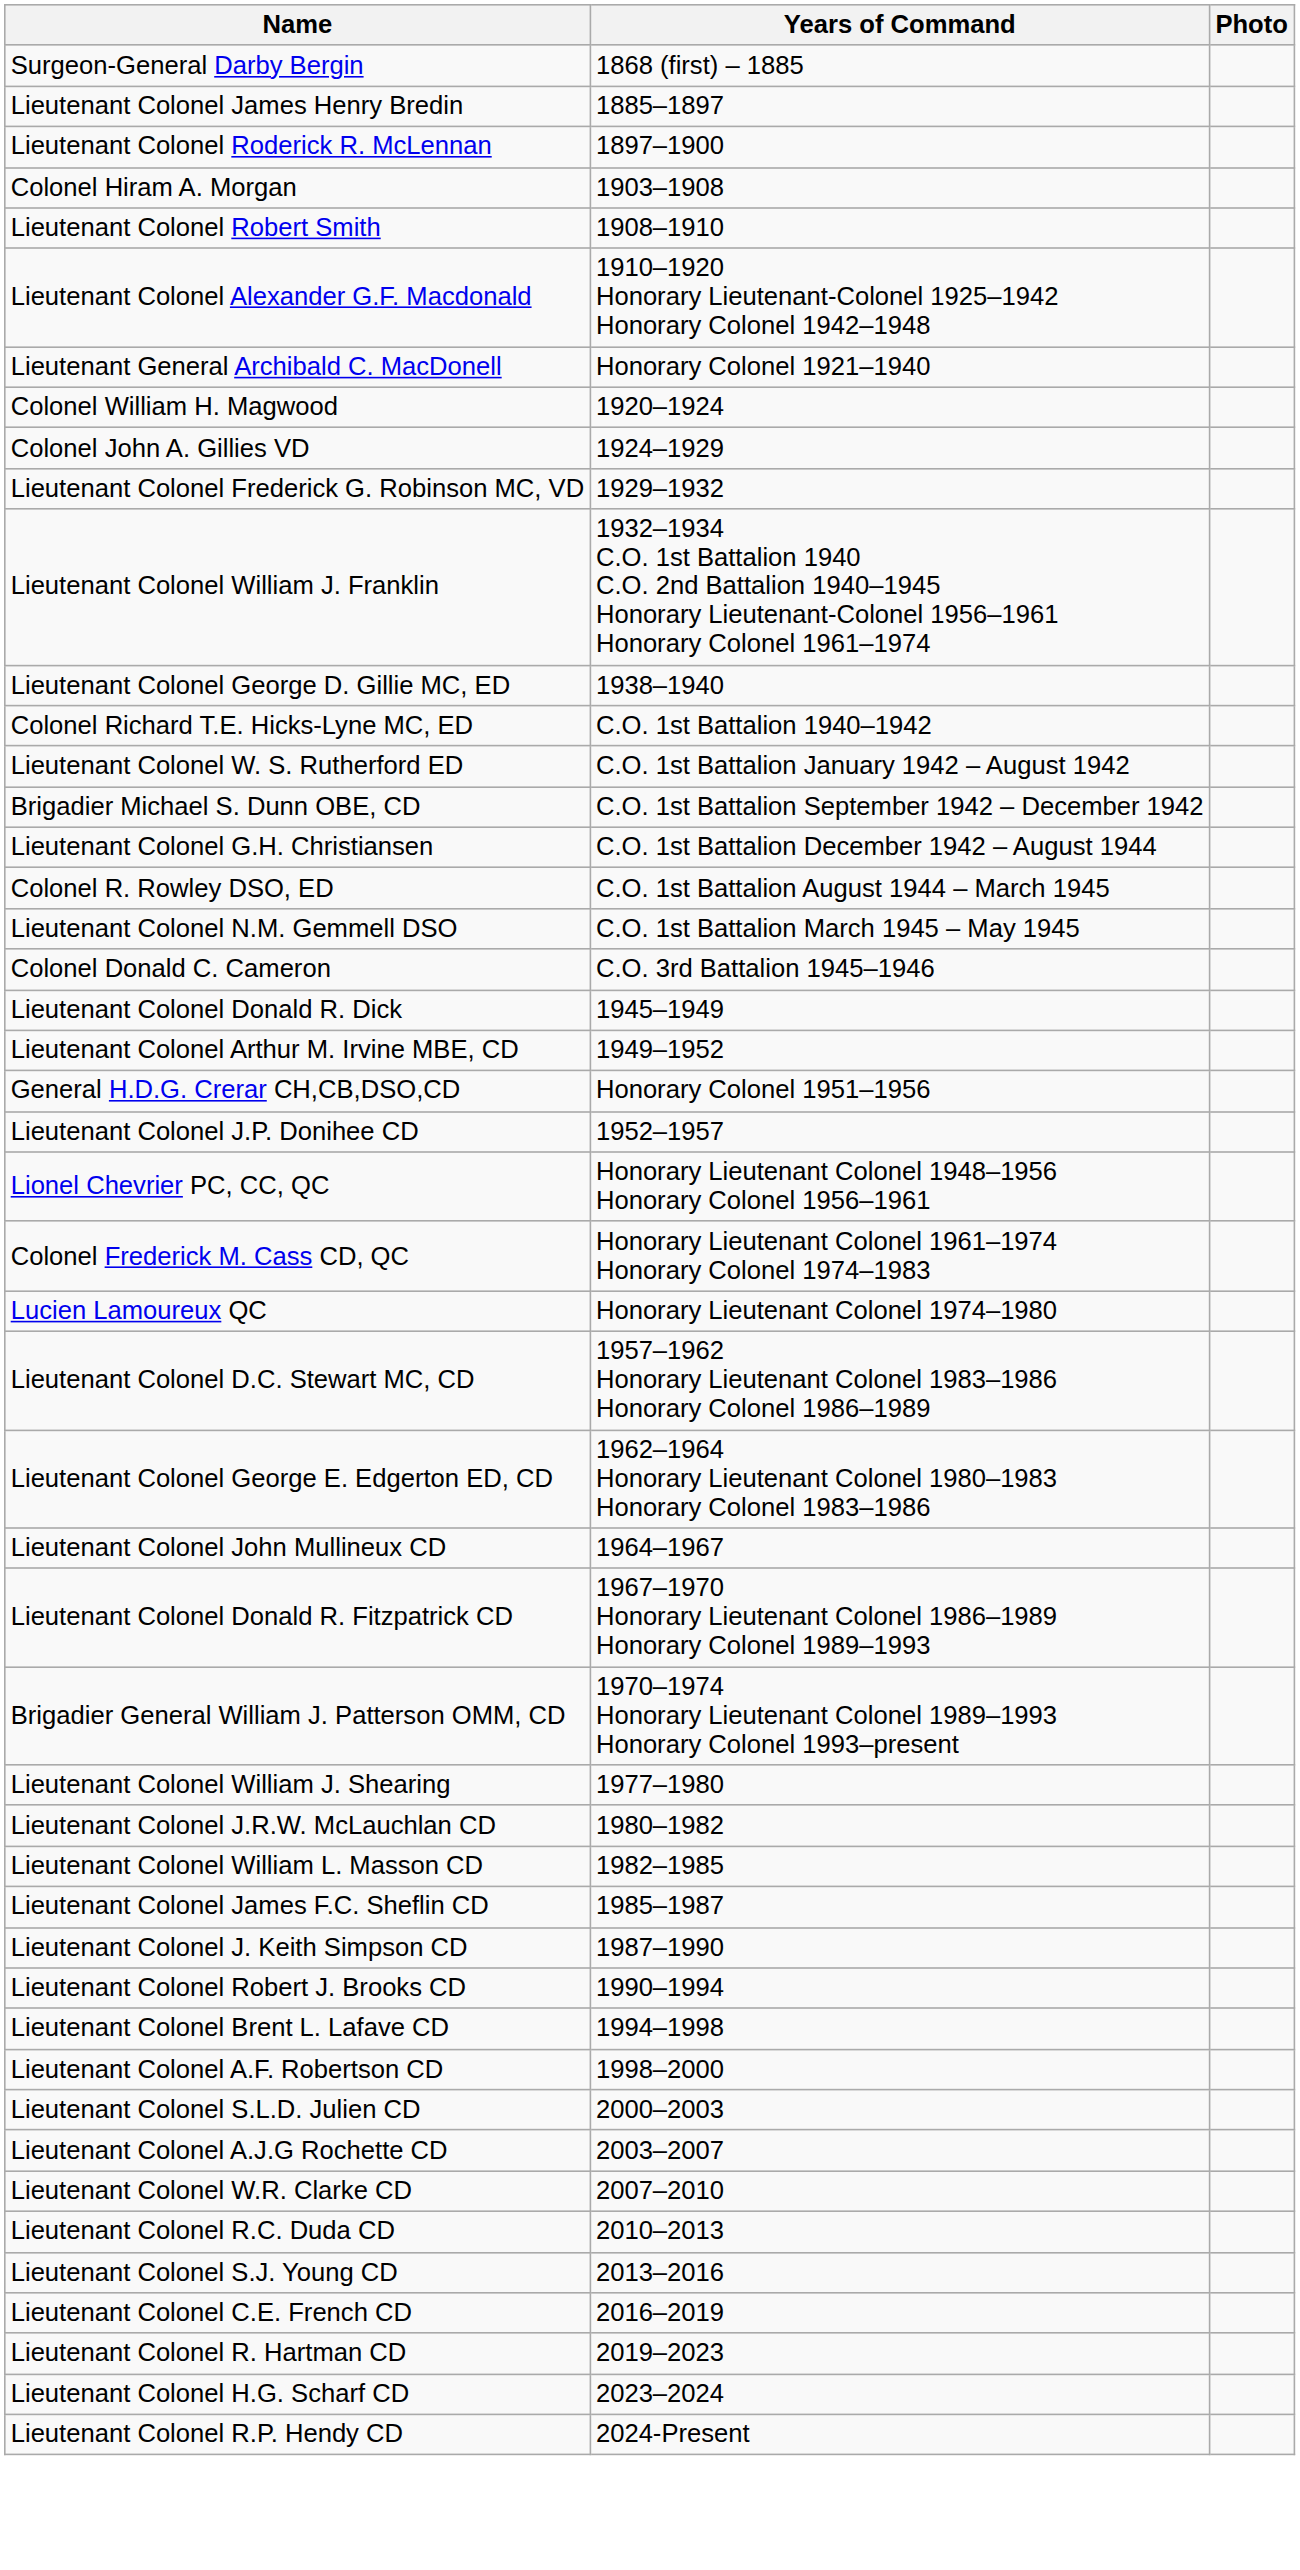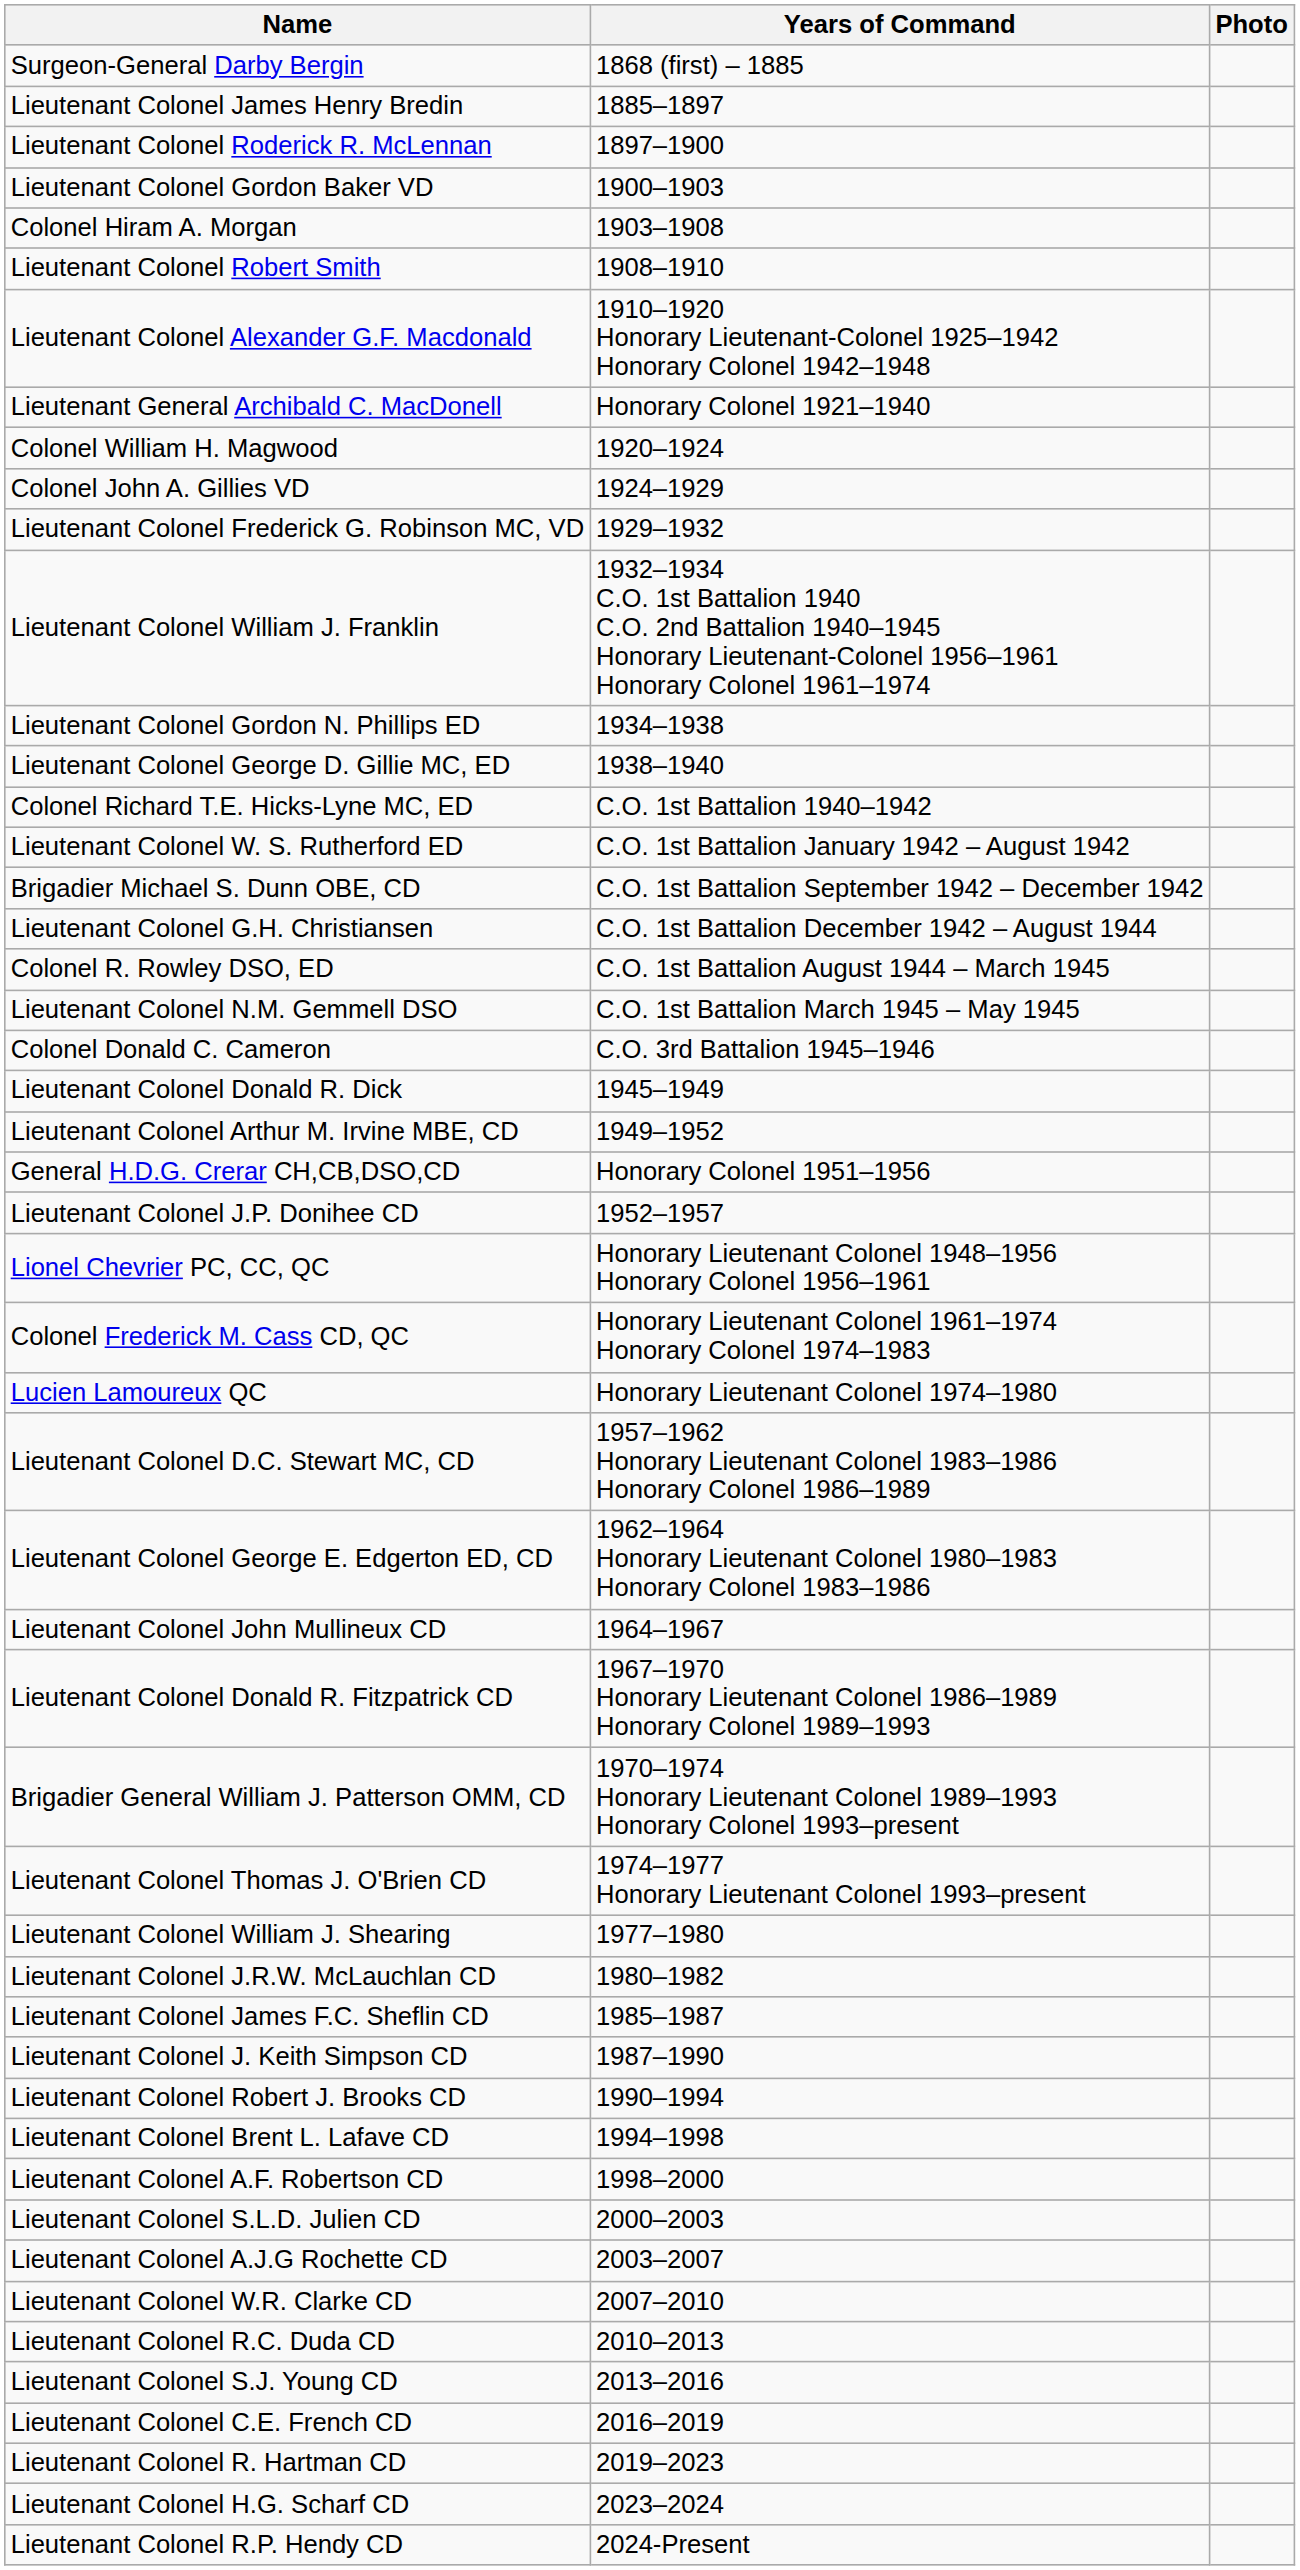+ row: (222, 187)
+ row: (246, 725)
+ row: (248, 1880)
- row: (247, 1866)
